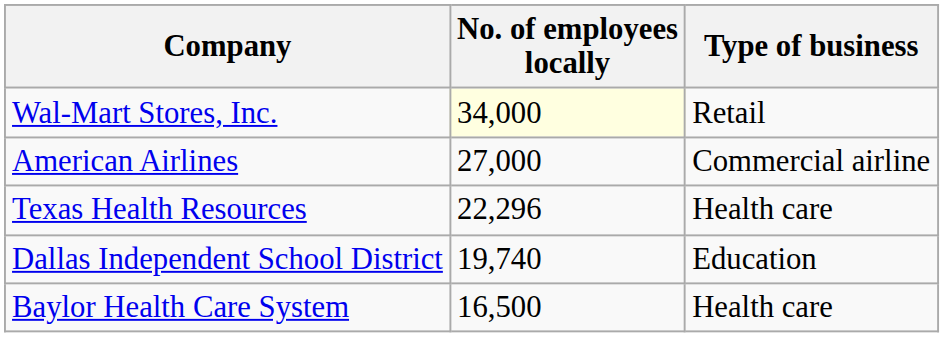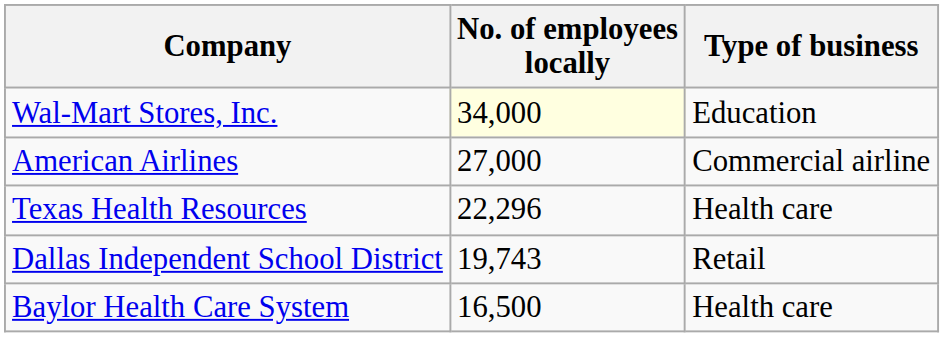(729, 112) Retail -> (754, 112) Education
(499, 258) 19,740 -> (499, 258) 19,743
(754, 258) Education -> (729, 258) Retail
